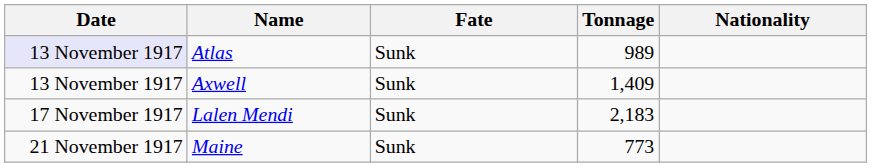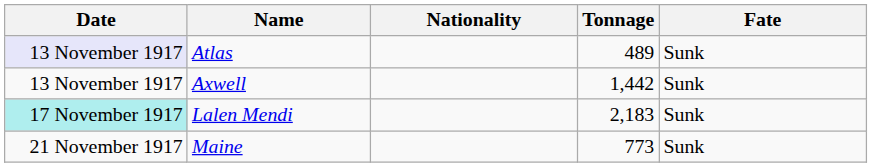columns swapped: (763, 20) <-> (474, 20)
(639, 51) 989 -> (639, 51) 489
(632, 83) 1,409 -> (632, 83) 1,442
(106, 114) no background -> (106, 114) paleturquoise background
